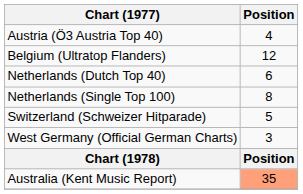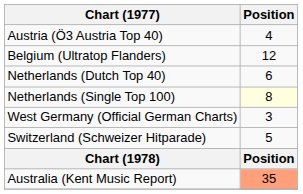(269, 96) no background -> (269, 96) lightyellow background
rows swapped: (107, 117) <-> (122, 138)
